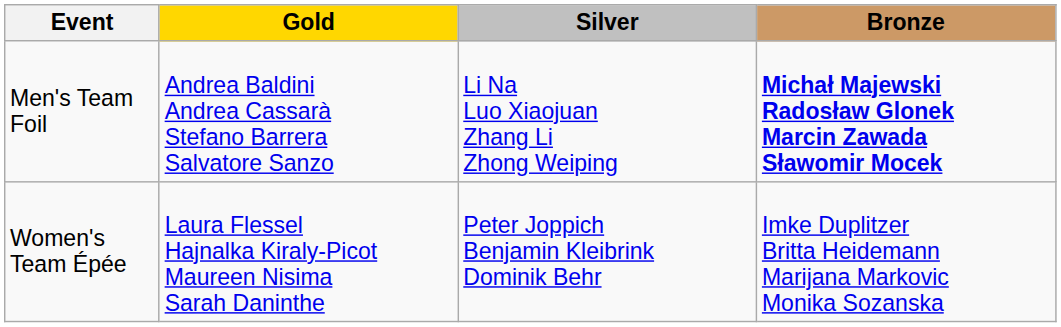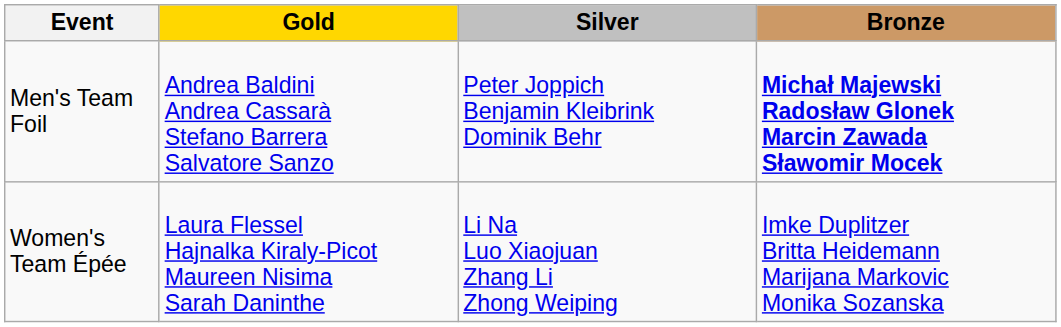(541, 124) Li Na Luo Xiaojuan Zhang Li Zhong Weiping -> (559, 124) Peter Joppich Benjamin Kleibrink Dominik Behr
(559, 264) Peter Joppich Benjamin Kleibrink Dominik Behr -> (541, 264) Li Na Luo Xiaojuan Zhang Li Zhong Weiping
